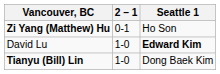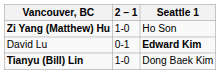(122, 28) 0-1 -> (122, 28) 1-0
(122, 45) 1-0 -> (122, 45) 0-1
